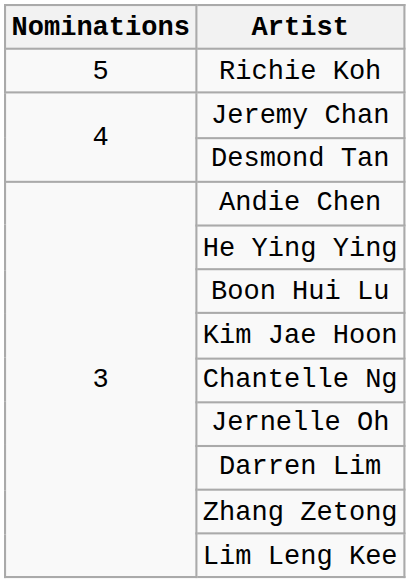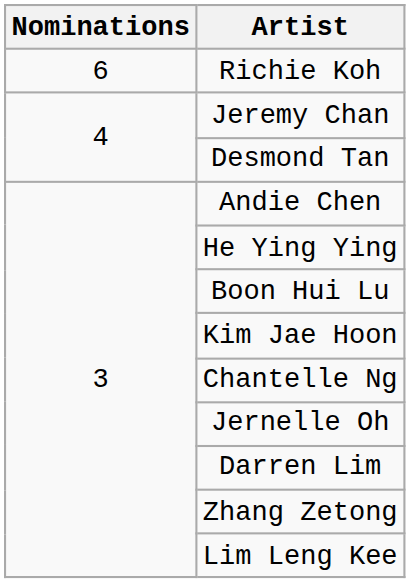(101, 71) 5 -> (101, 71) 6
